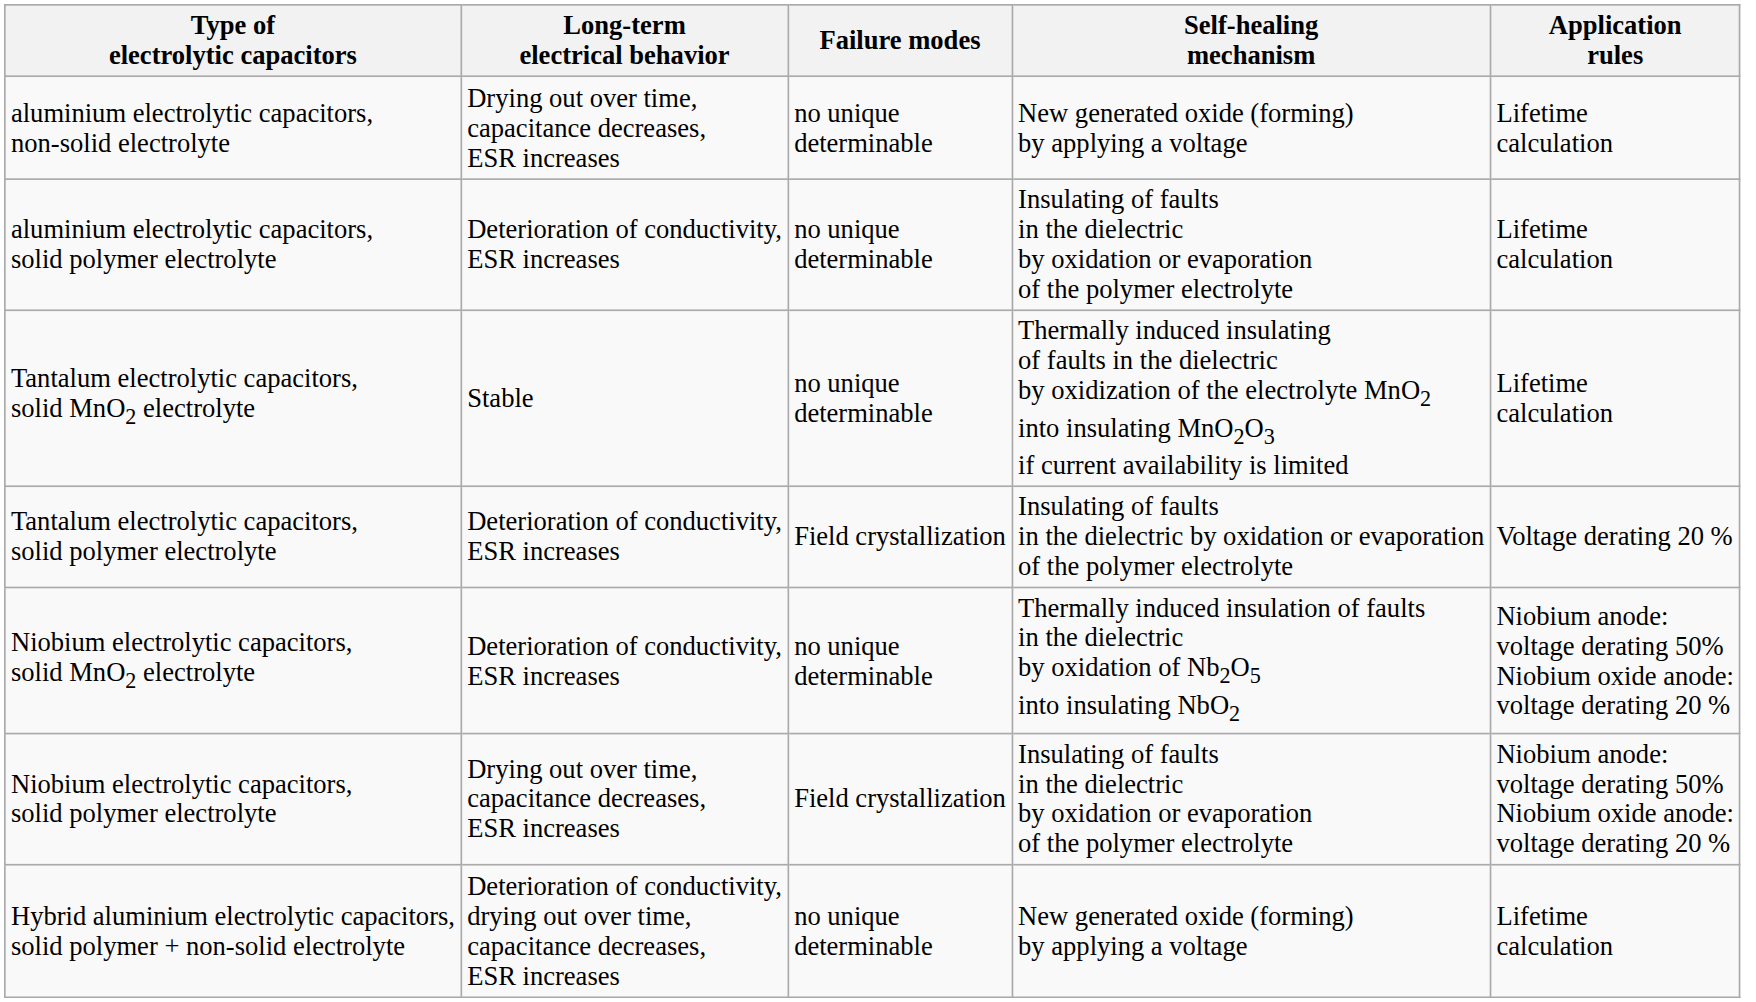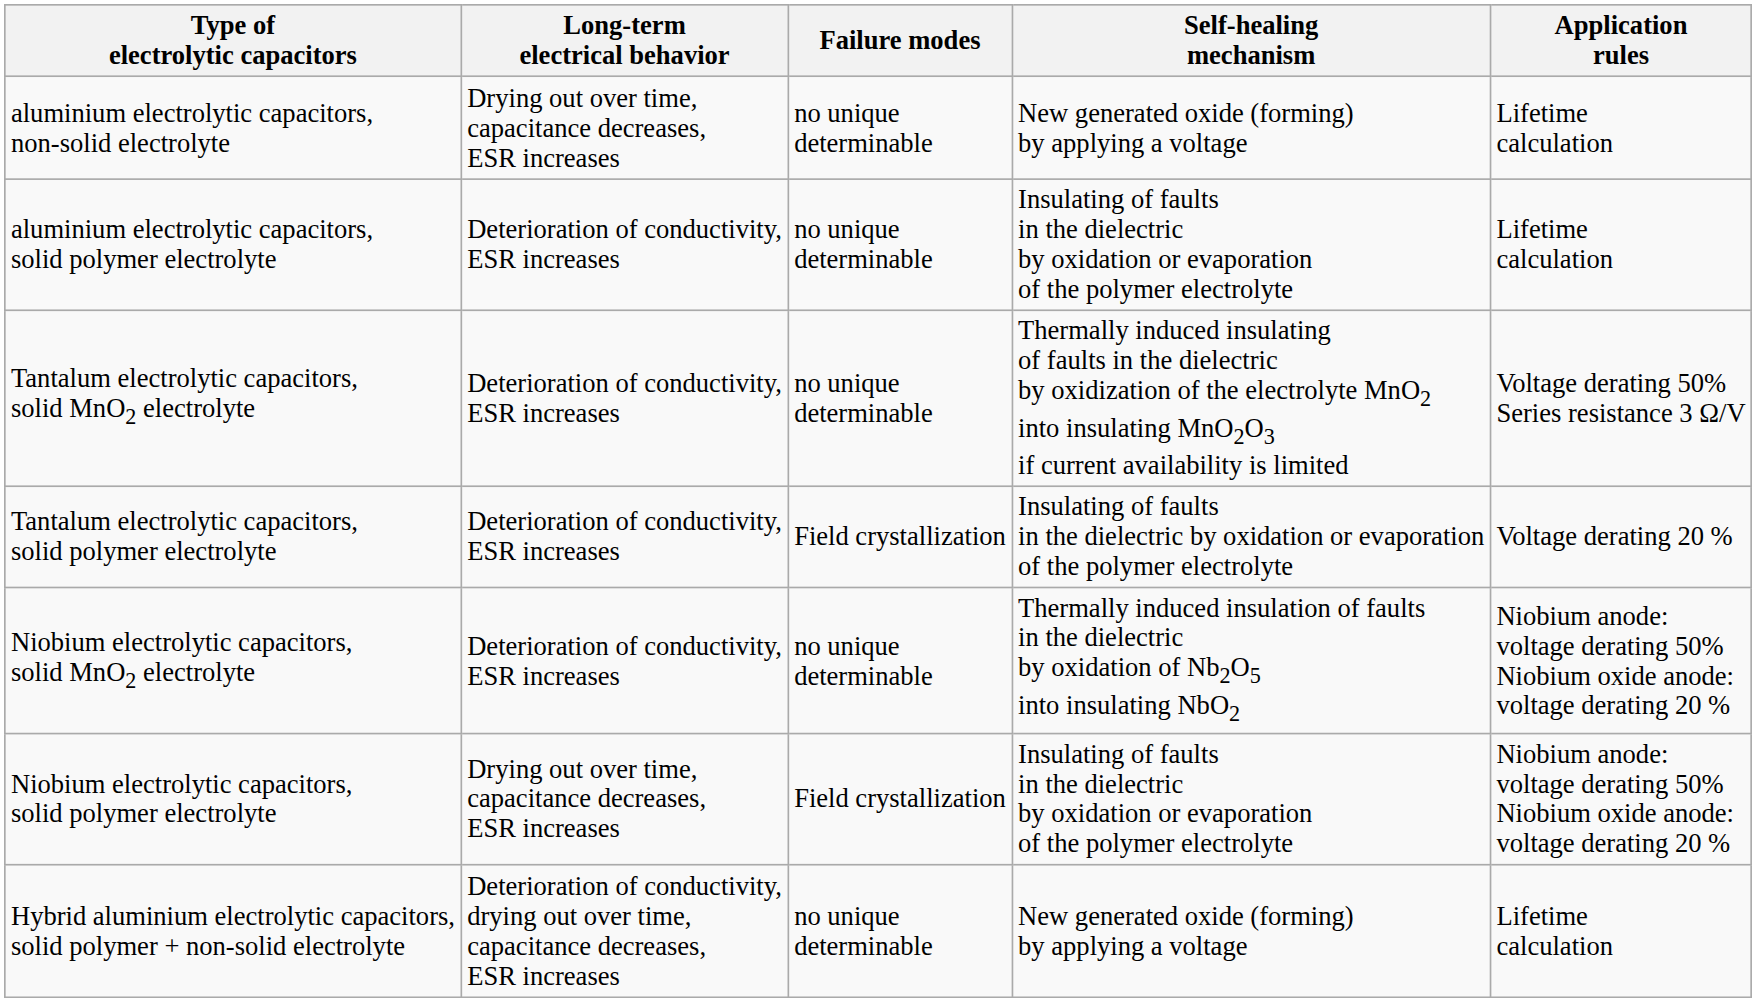(500, 397) Stable -> (625, 397) Deterioration of conductivity, ESR increases
(1555, 397) Lifetime calculation -> (1621, 397) Voltage derating 50% Series resistance 3 Ω/V
